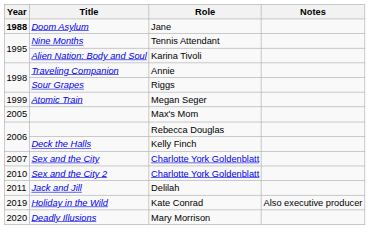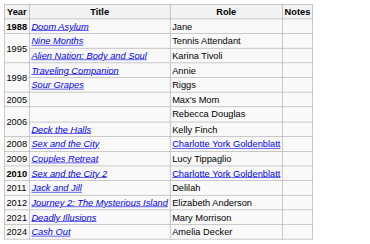- row: (57, 100)
(17, 159) 2007 -> (17, 144) 2008
+ row: (65, 159)
(17, 173) normal -> (17, 173) bold
+ row: (100, 203)
- row: (70, 203)
(17, 217) 2020 -> (17, 217) 2021
+ row: (51, 232)
